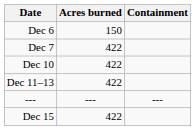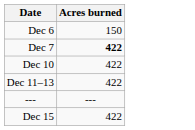- column: (157, 13)
(114, 47) normal -> (114, 47) bold
